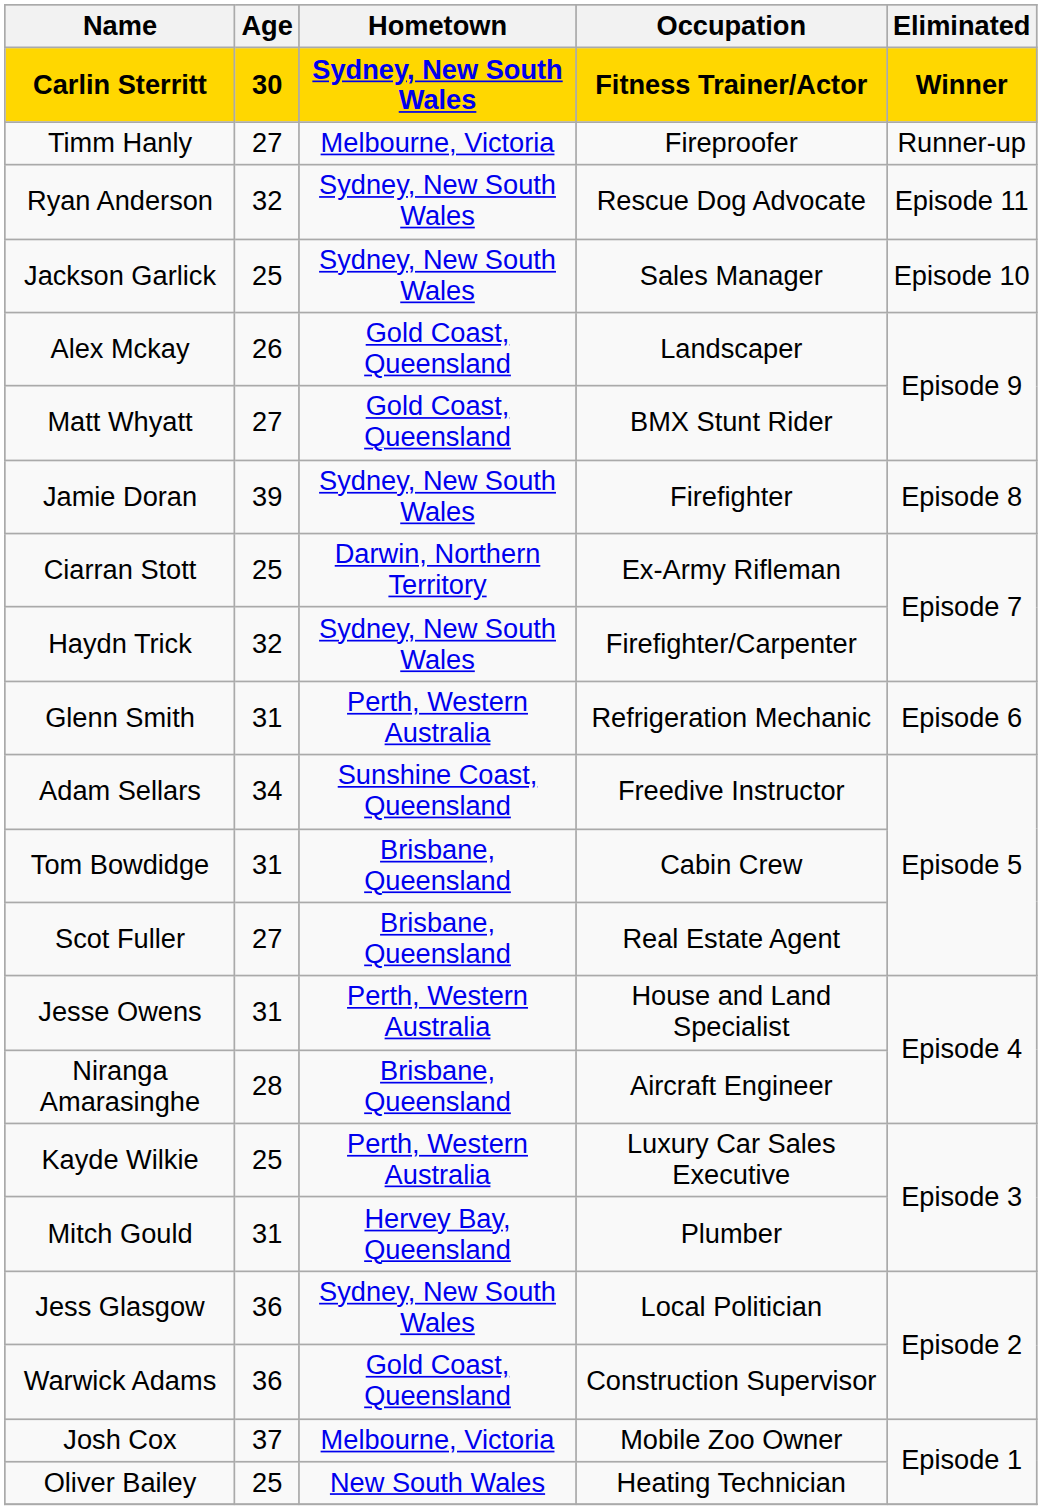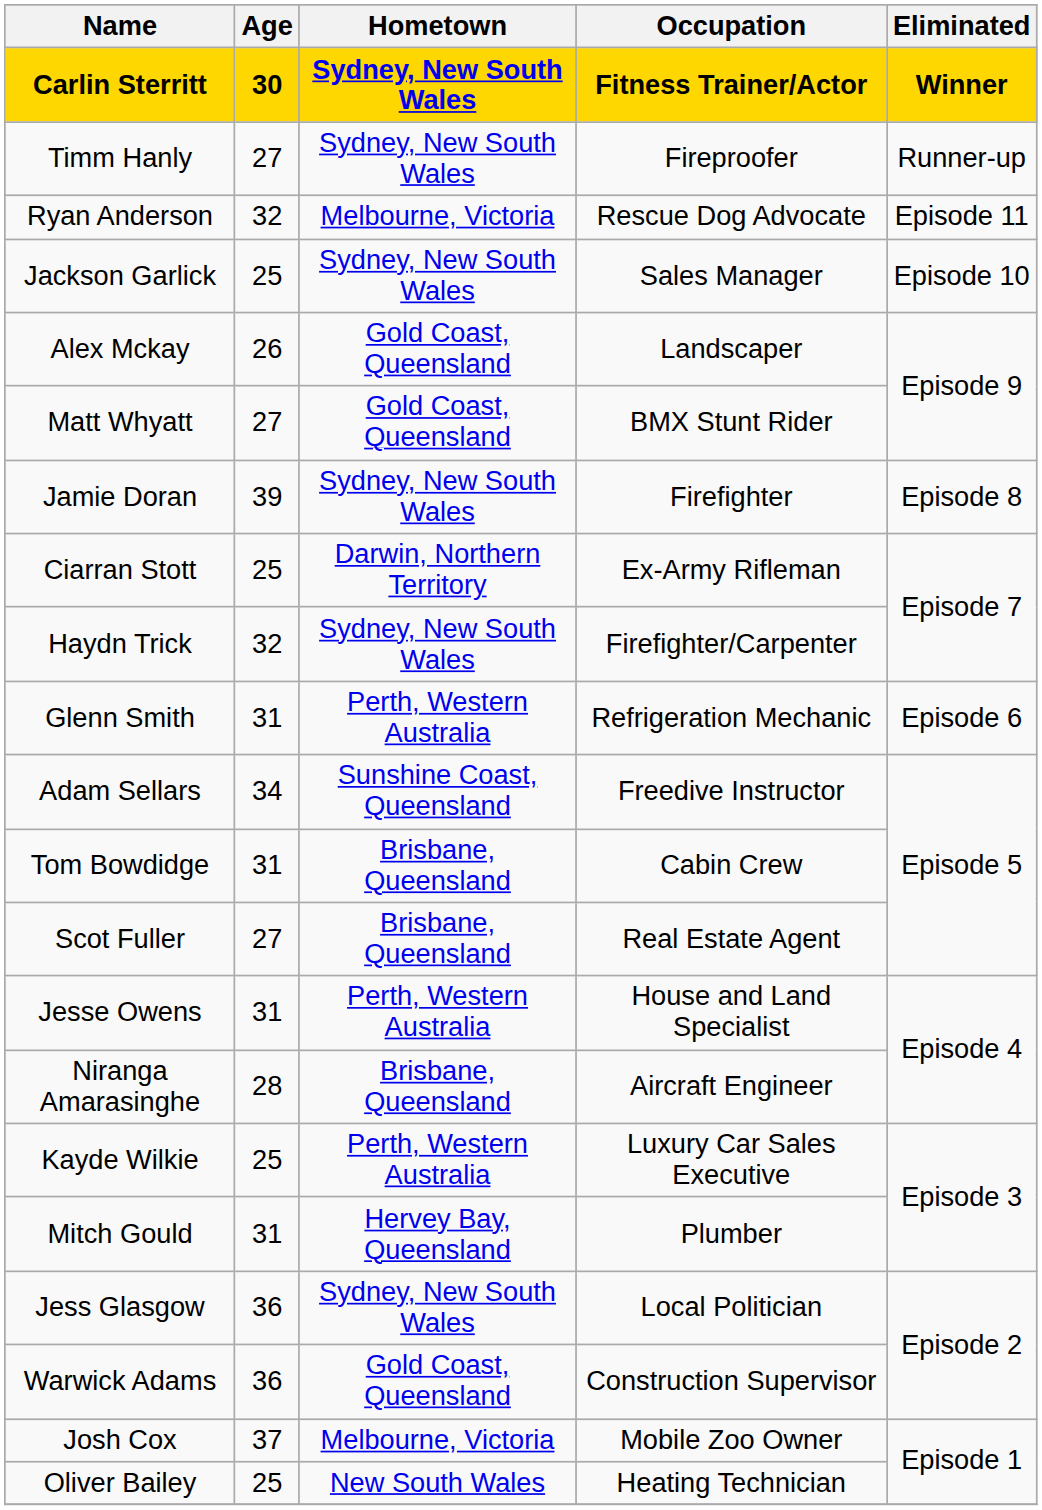(438, 142) Melbourne, Victoria -> (438, 158) Sydney, New South Wales
(438, 201) Sydney, New South Wales -> (438, 216) Melbourne, Victoria
